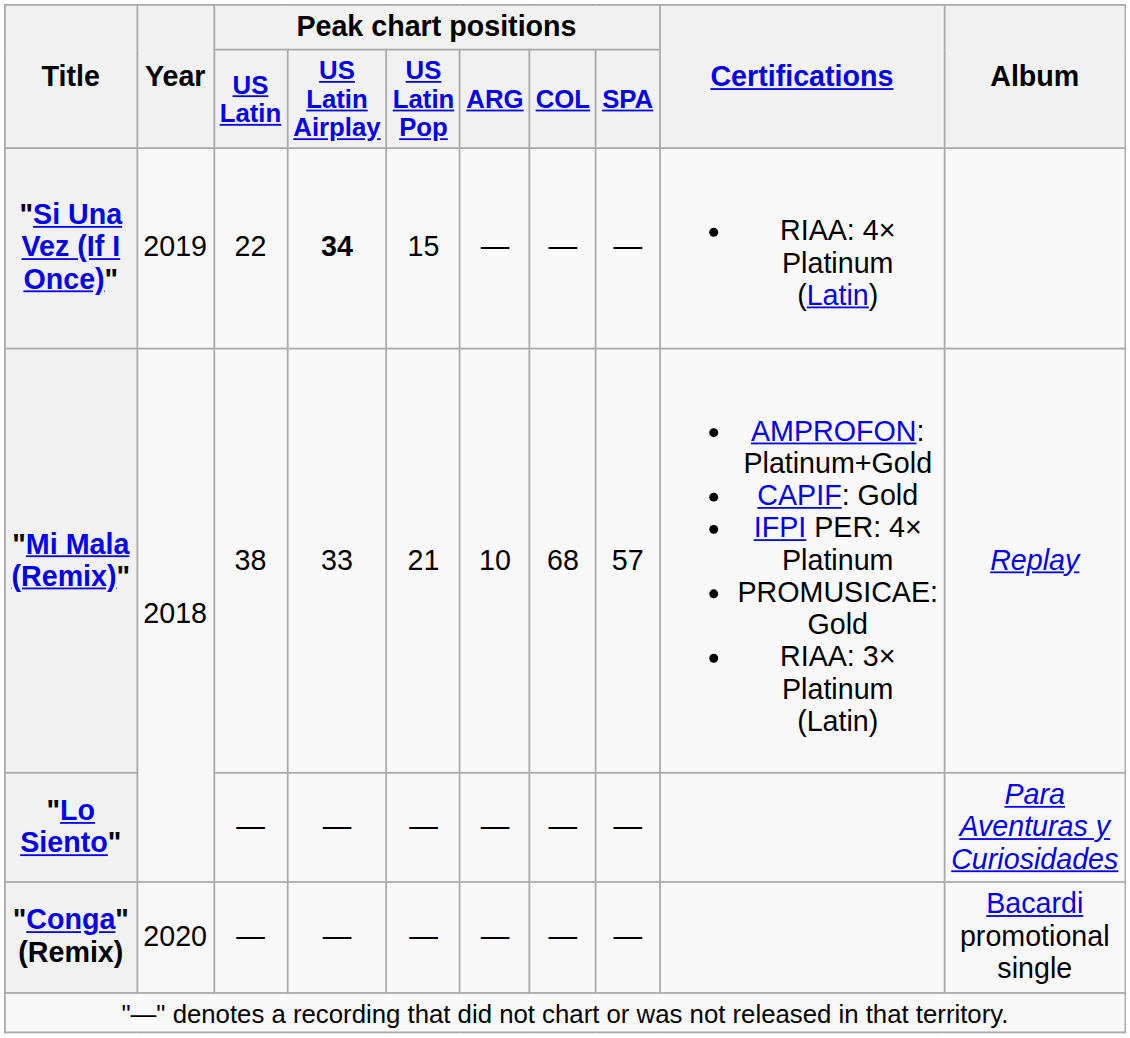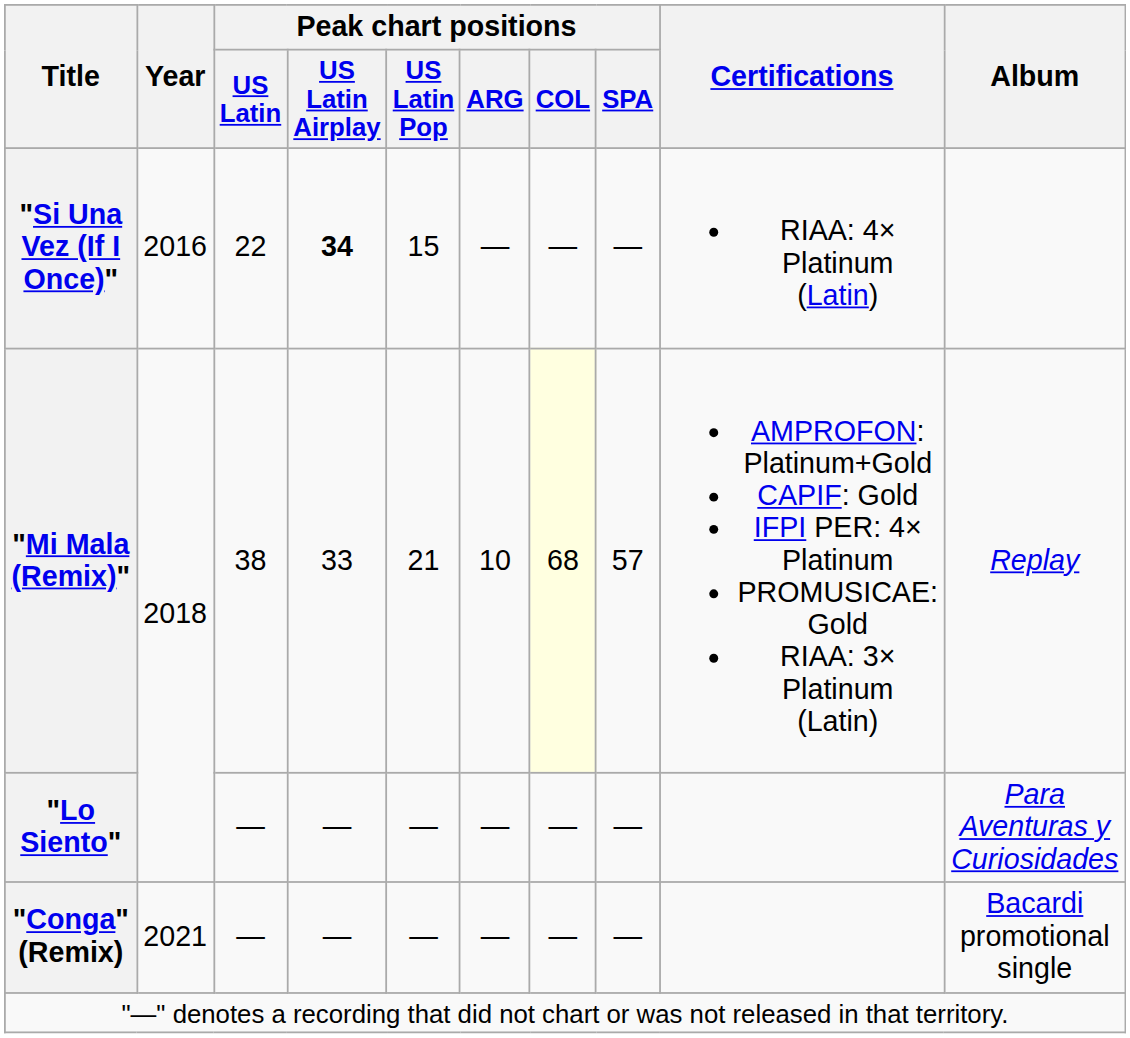(175, 247) 2019 -> (175, 247) 2016
(563, 559) no background -> (563, 559) lightyellow background
(175, 936) 2020 -> (175, 936) 2021
